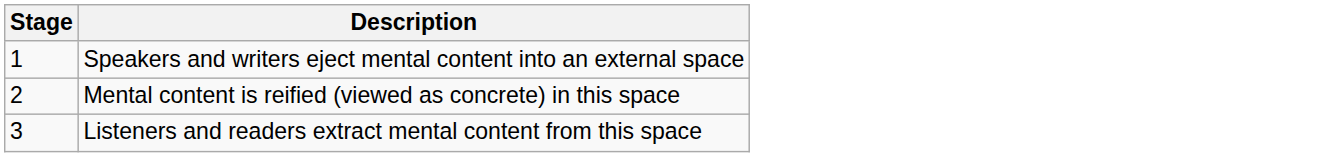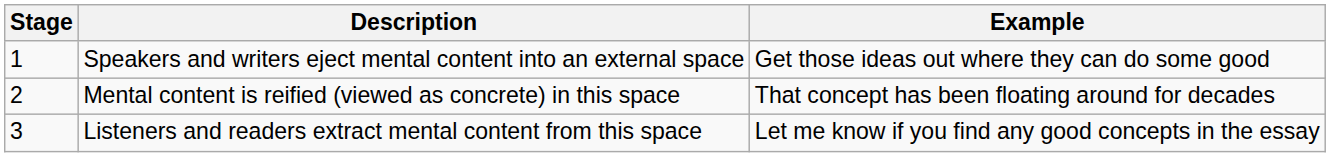+ column: (1037, 22)
